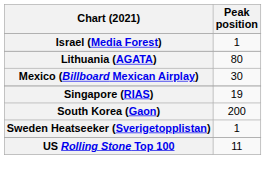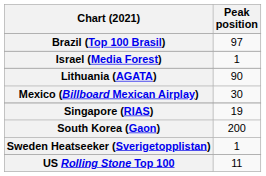+ row: (109, 42)
(237, 59) 80 -> (237, 77) 90
